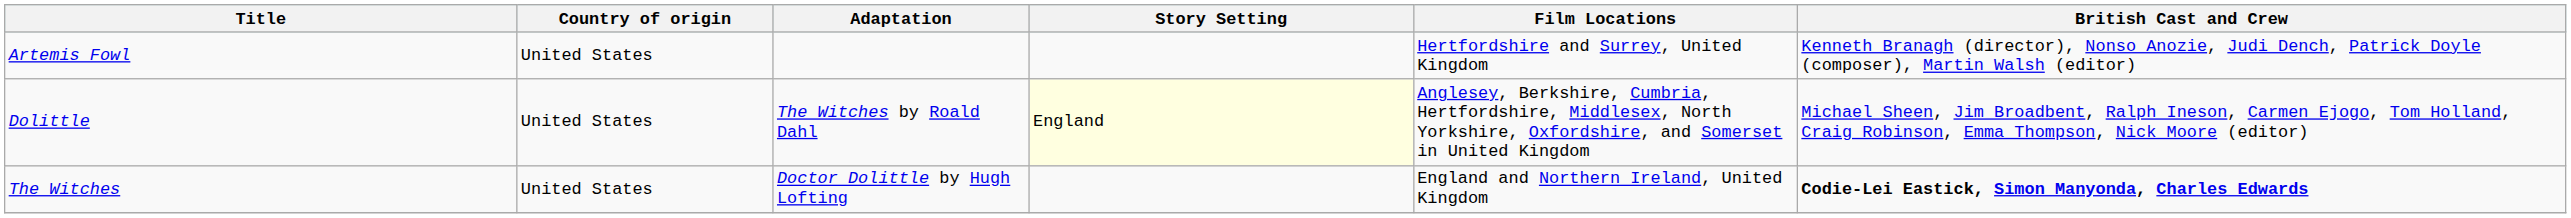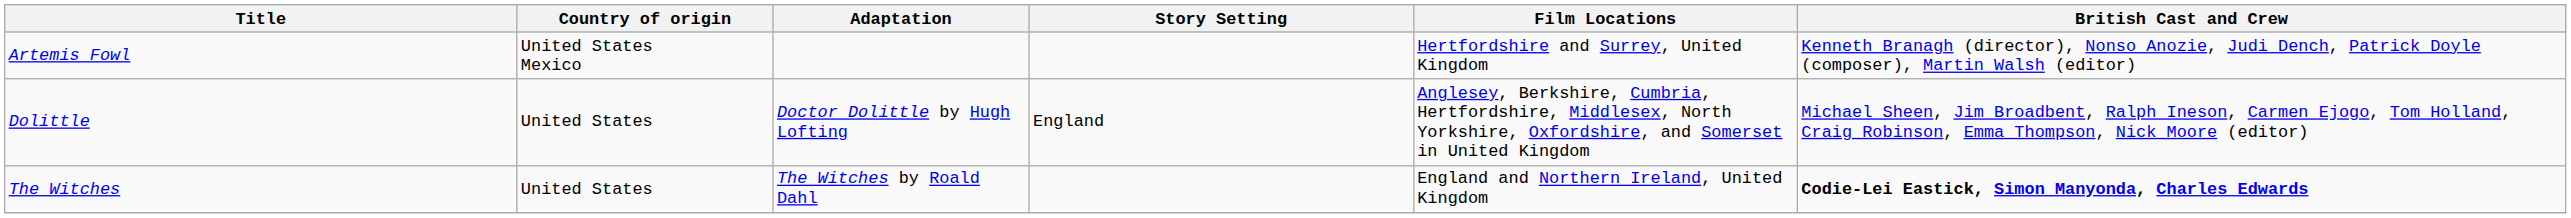(587, 56) United States -> (587, 56) United States Mexico
(878, 122) The Witches by Roald Dahl -> (894, 122) Doctor Dolittle by Hugh Lofting
(1069, 122) lightyellow background -> (1069, 122) no background
(894, 189) Doctor Dolittle by Hugh Lofting -> (878, 189) The Witches by Roald Dahl
